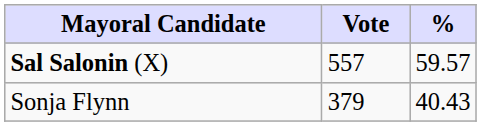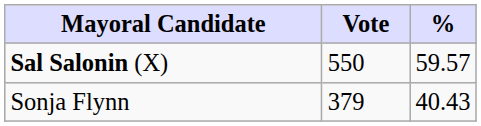(346, 62) 557 -> (346, 62) 550
